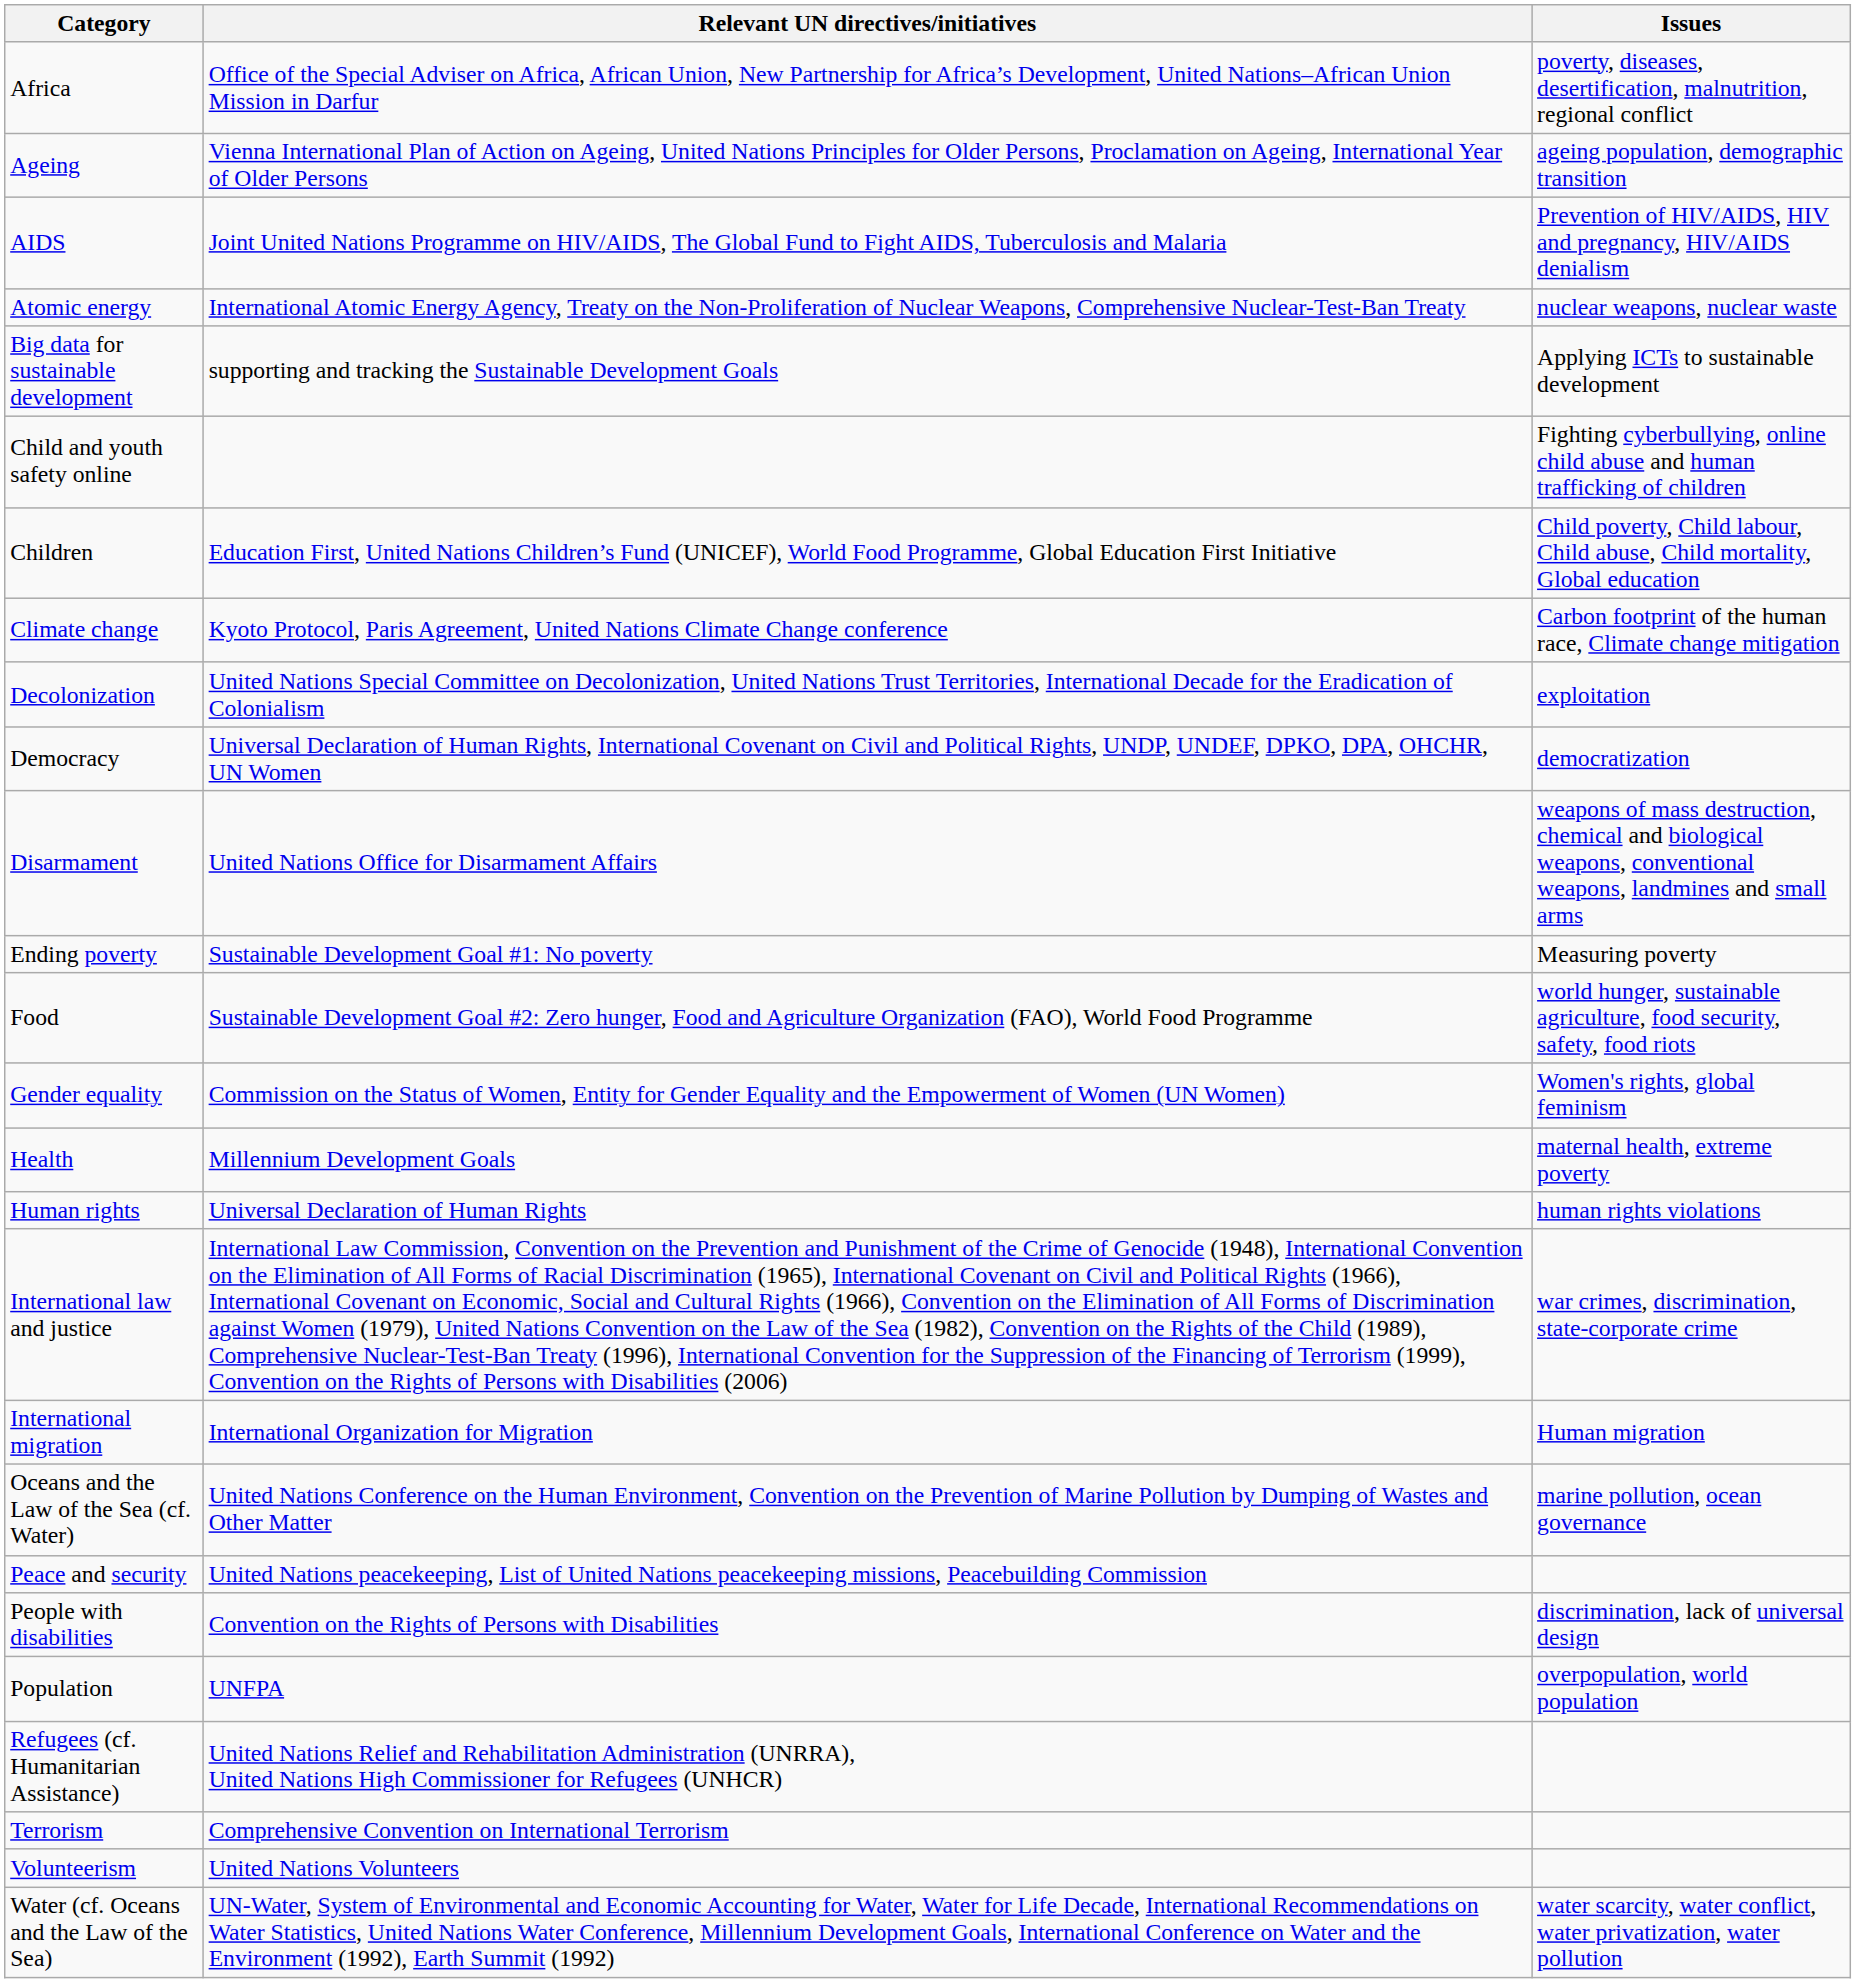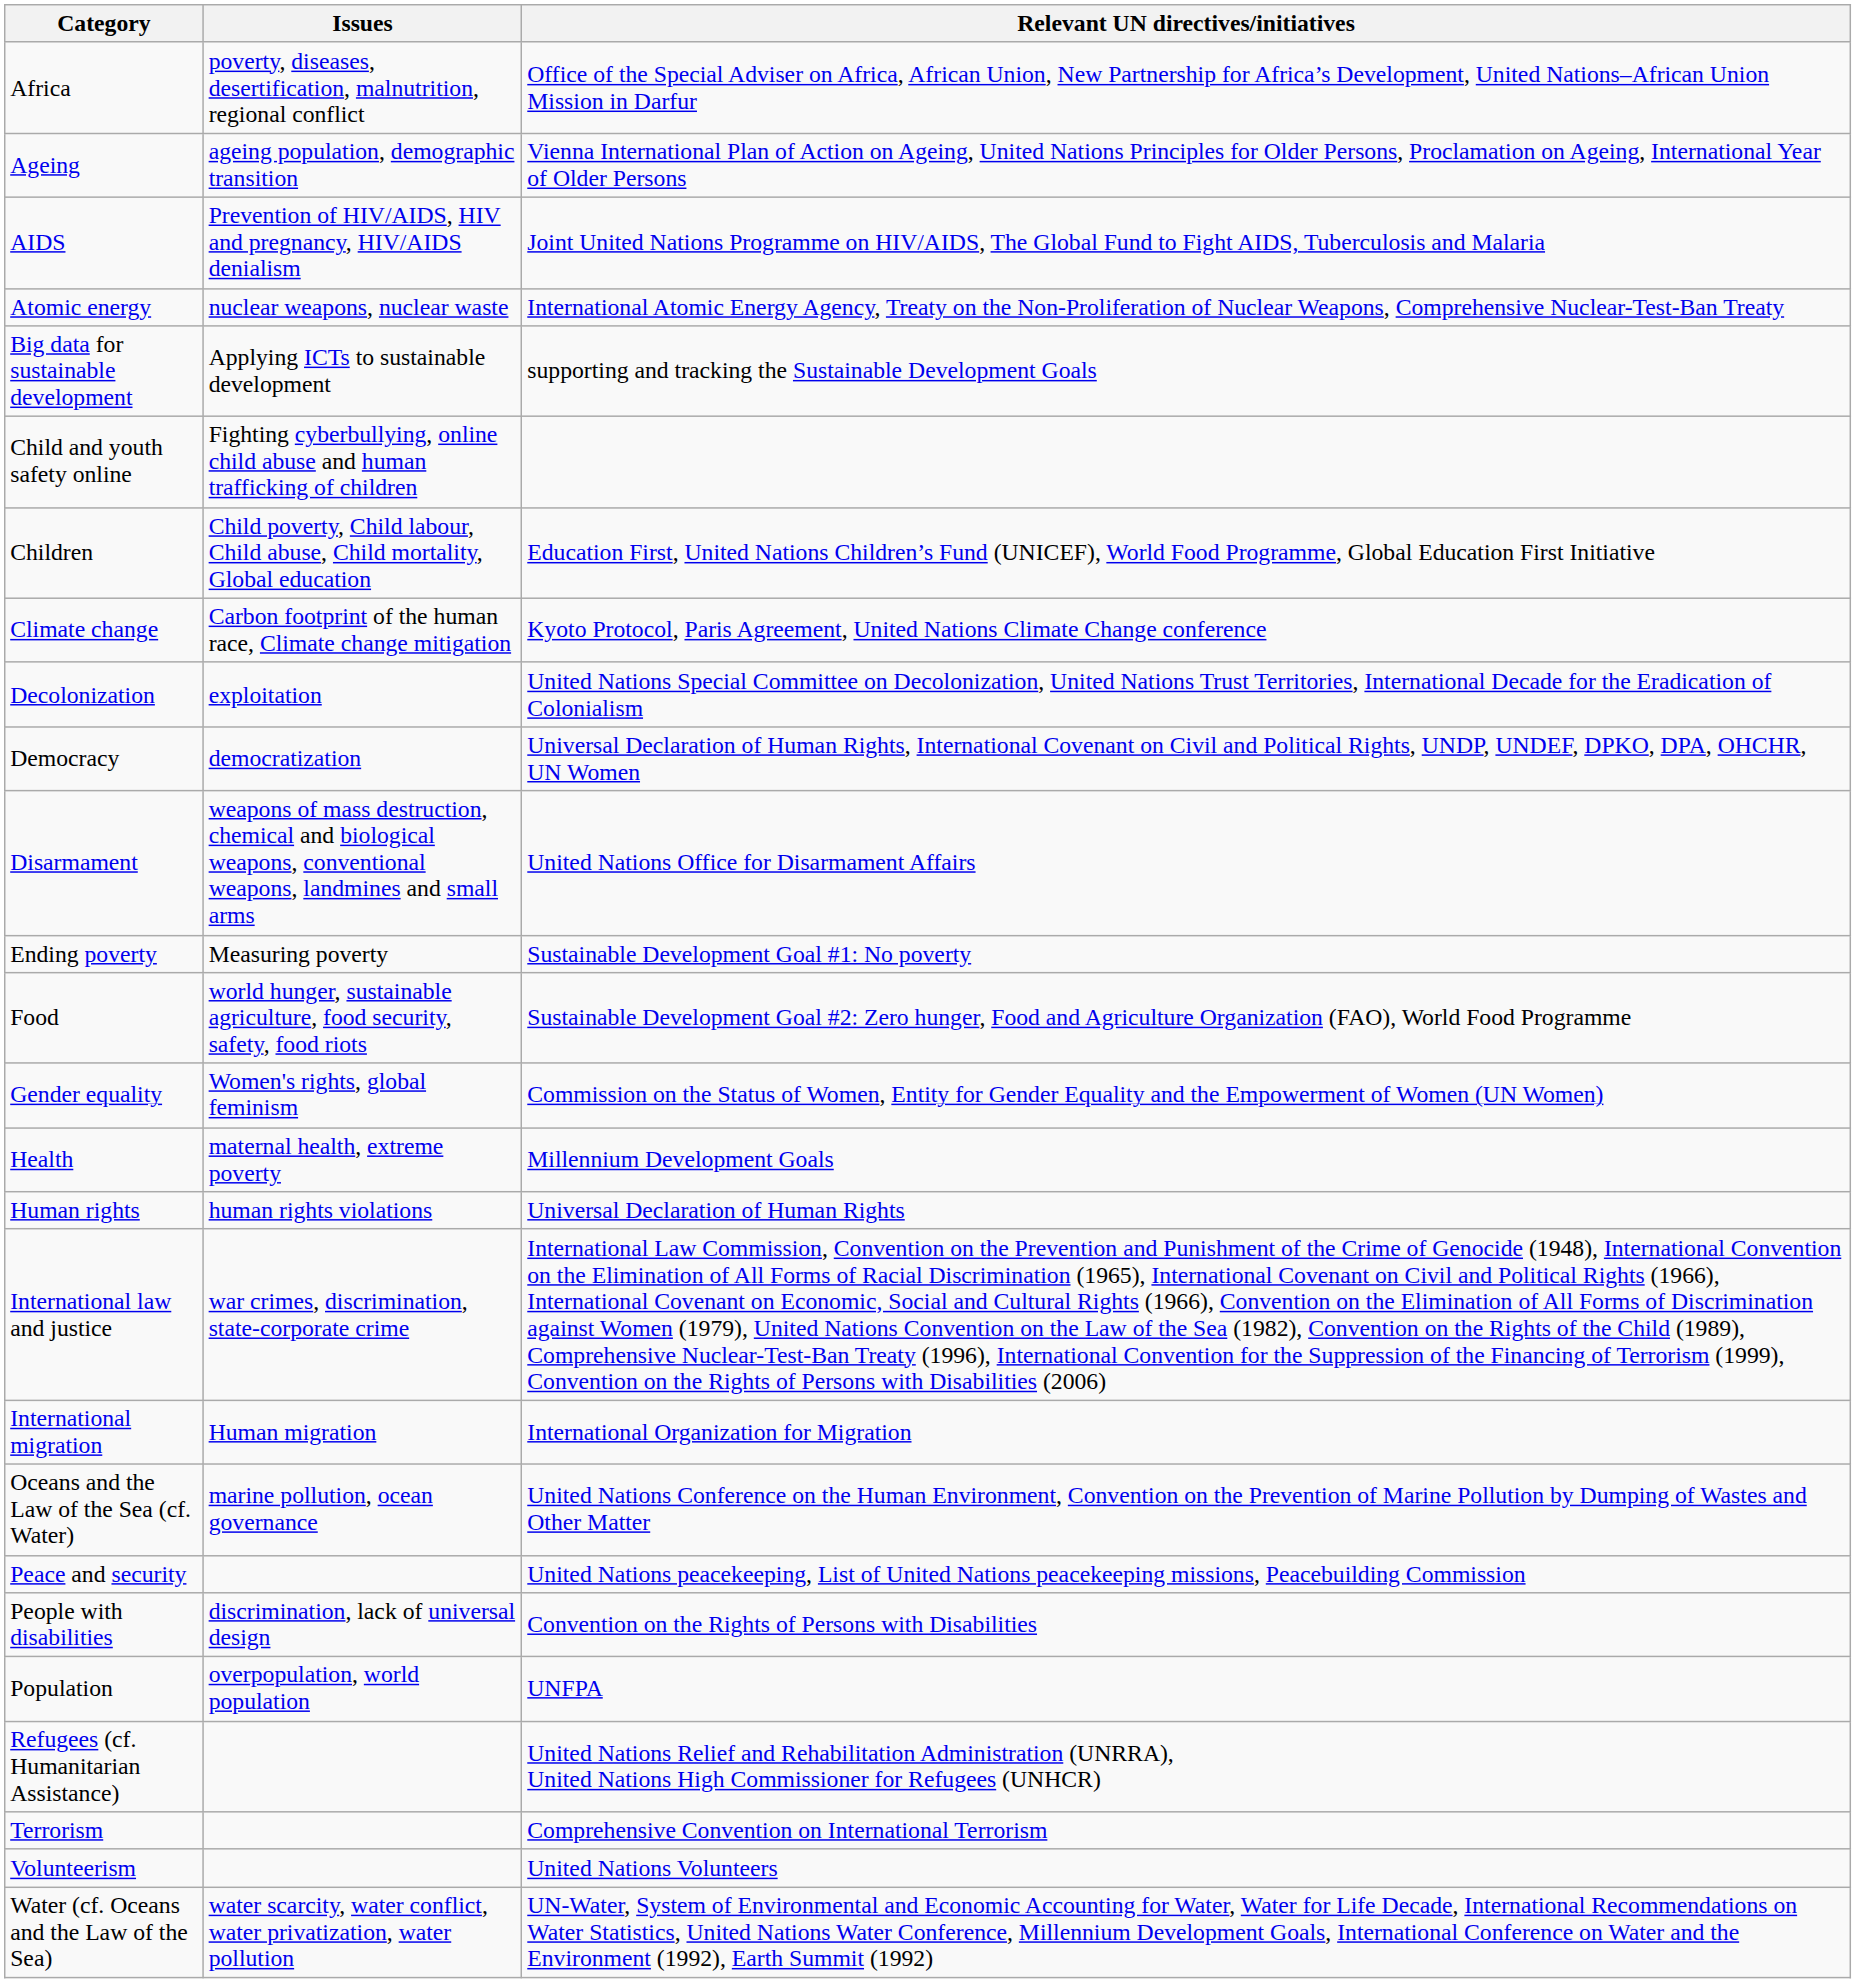columns swapped: (1691, 23) <-> (867, 23)
